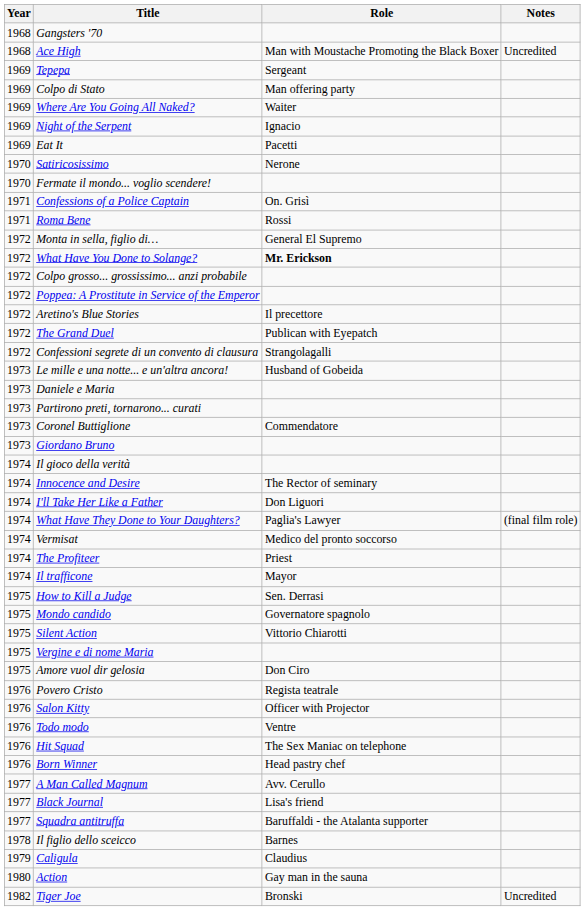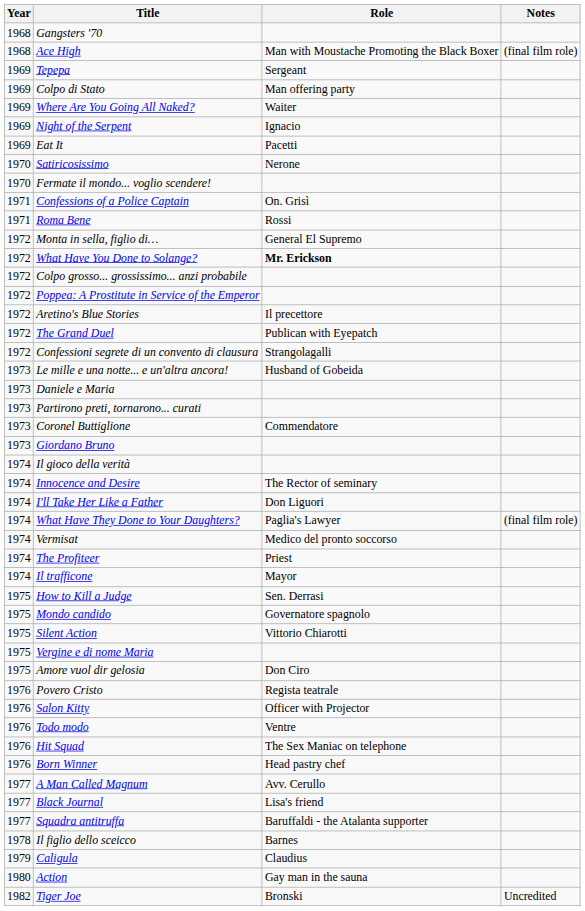(530, 51) Uncredited -> (541, 51) (final film role)
